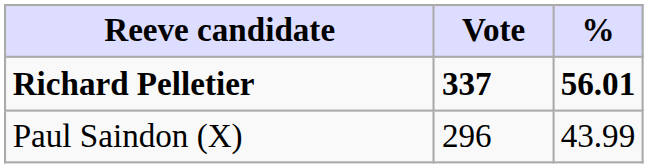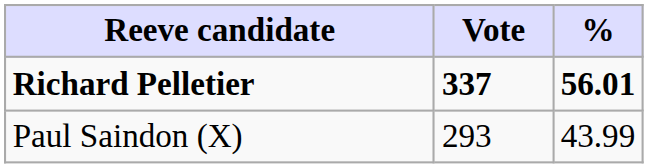(467, 135) 296 -> (467, 135) 293
